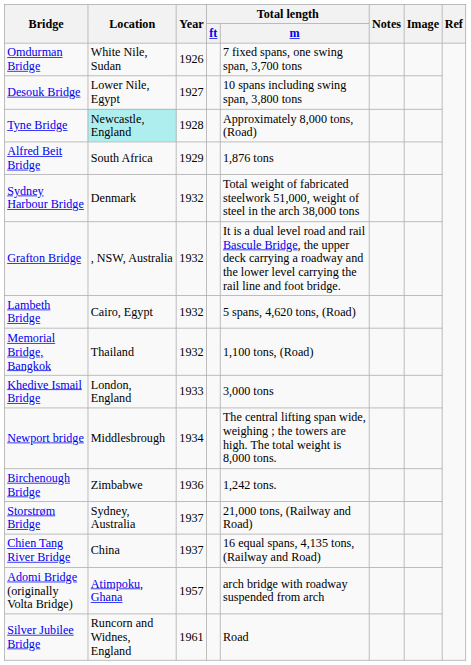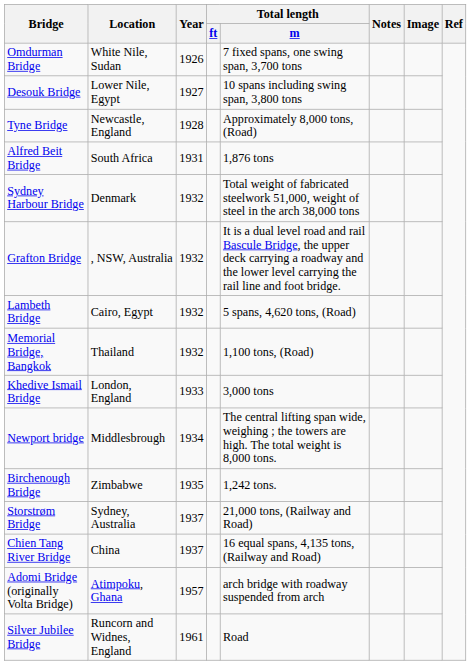(118, 125) paleturquoise background -> (118, 125) no background
(191, 158) 1929 -> (191, 158) 1931
(191, 484) 1936 -> (191, 484) 1935
